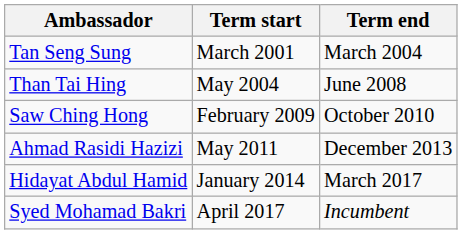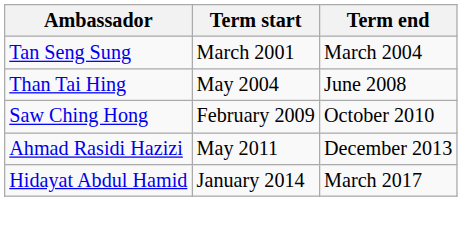- row: (98, 212)
